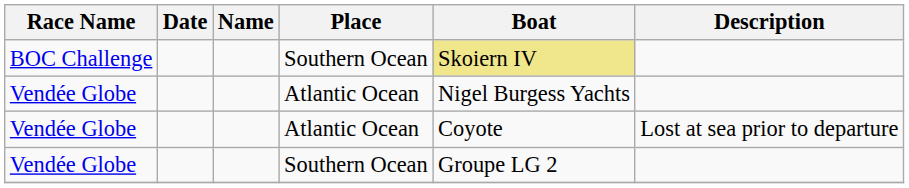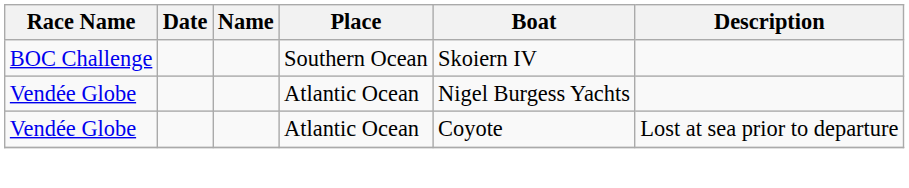(488, 57) khaki background -> (488, 57) no background
- row: (73, 164)
